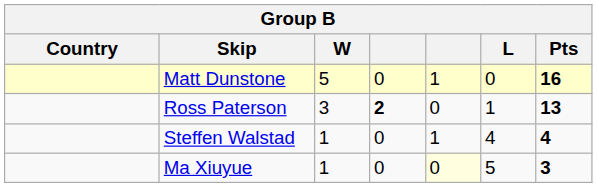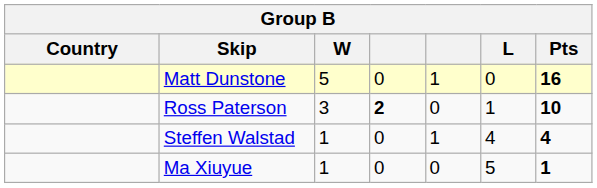(551, 108) 13 -> (551, 108) 10
(435, 167) lightyellow background -> (435, 167) no background
(546, 167) 3 -> (546, 167) 1
